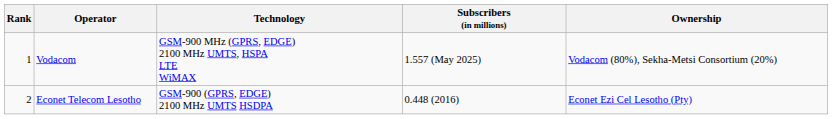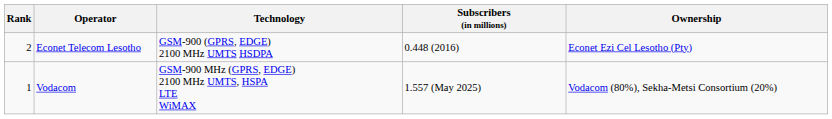rows swapped: (56, 59) <-> (89, 99)
